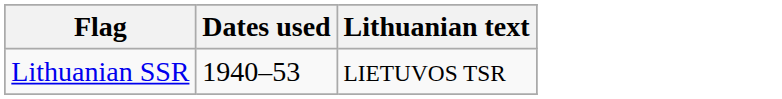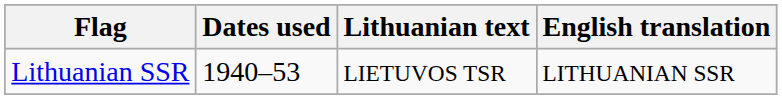+ column: (656, 26)
